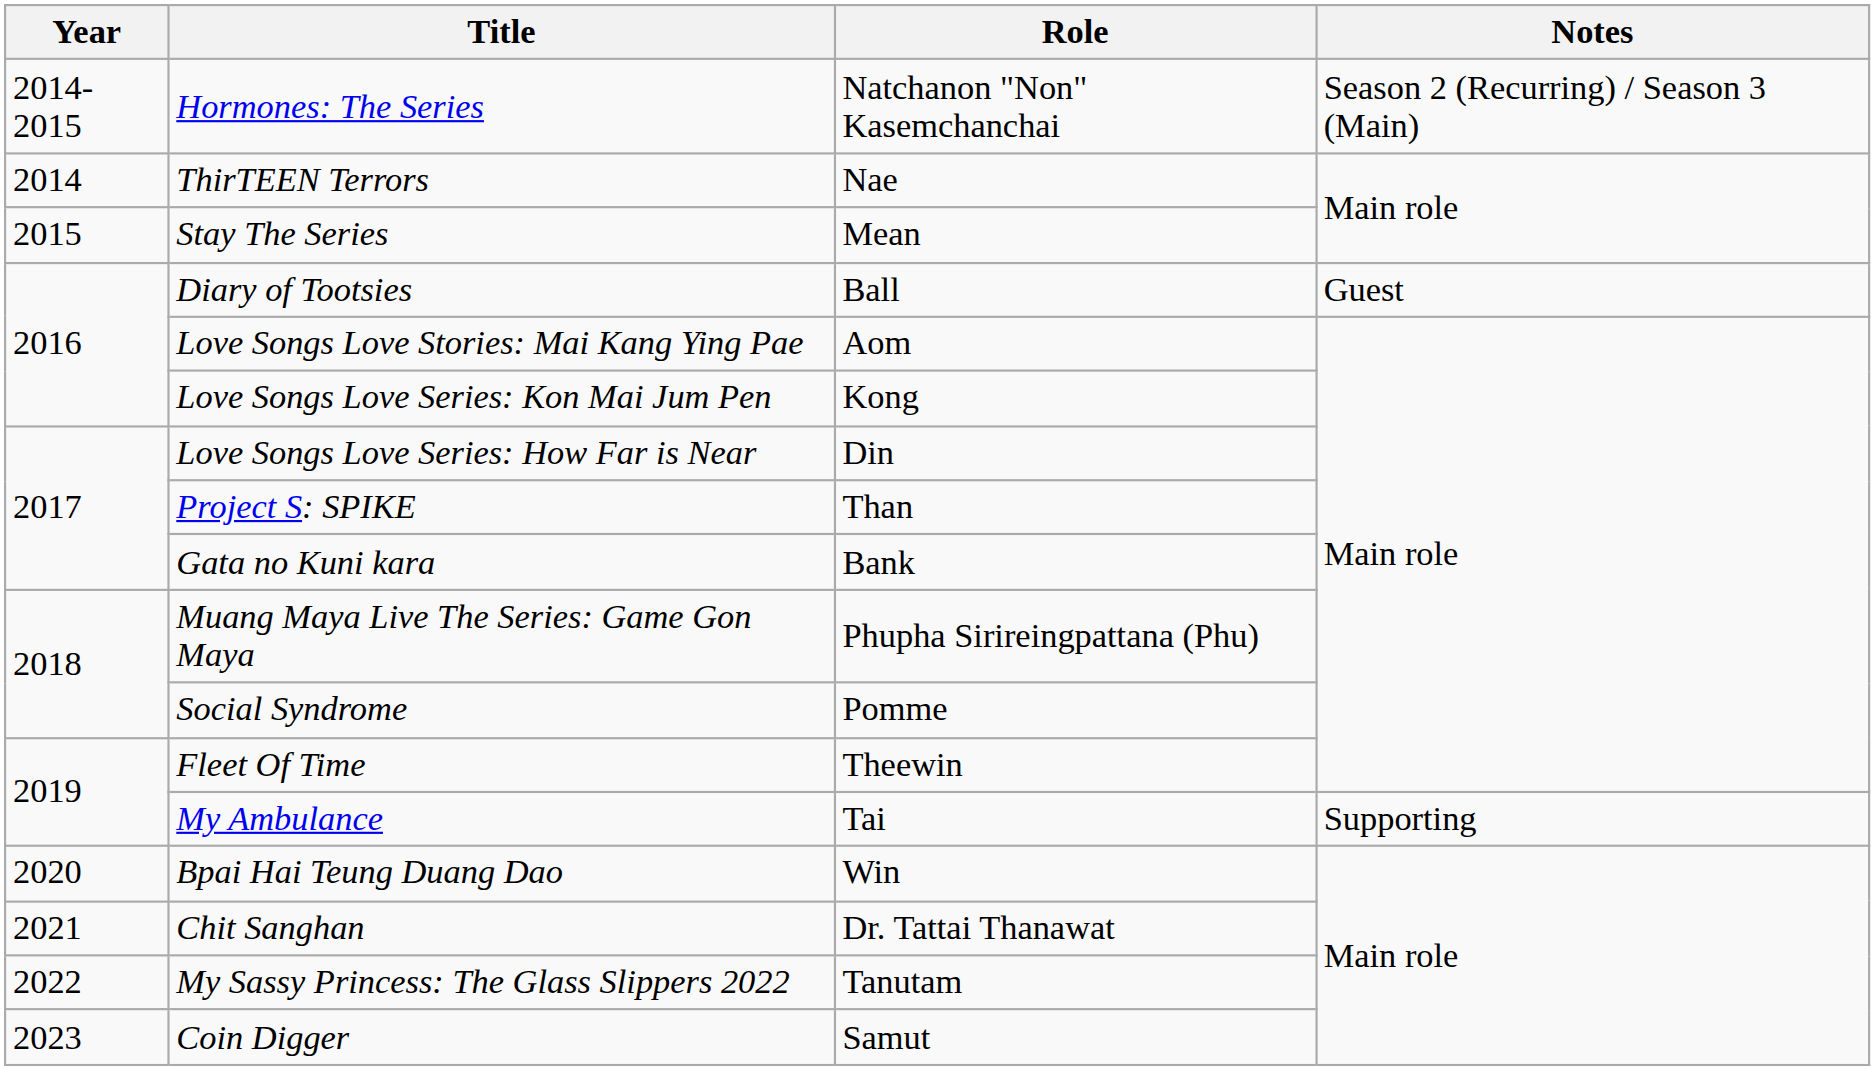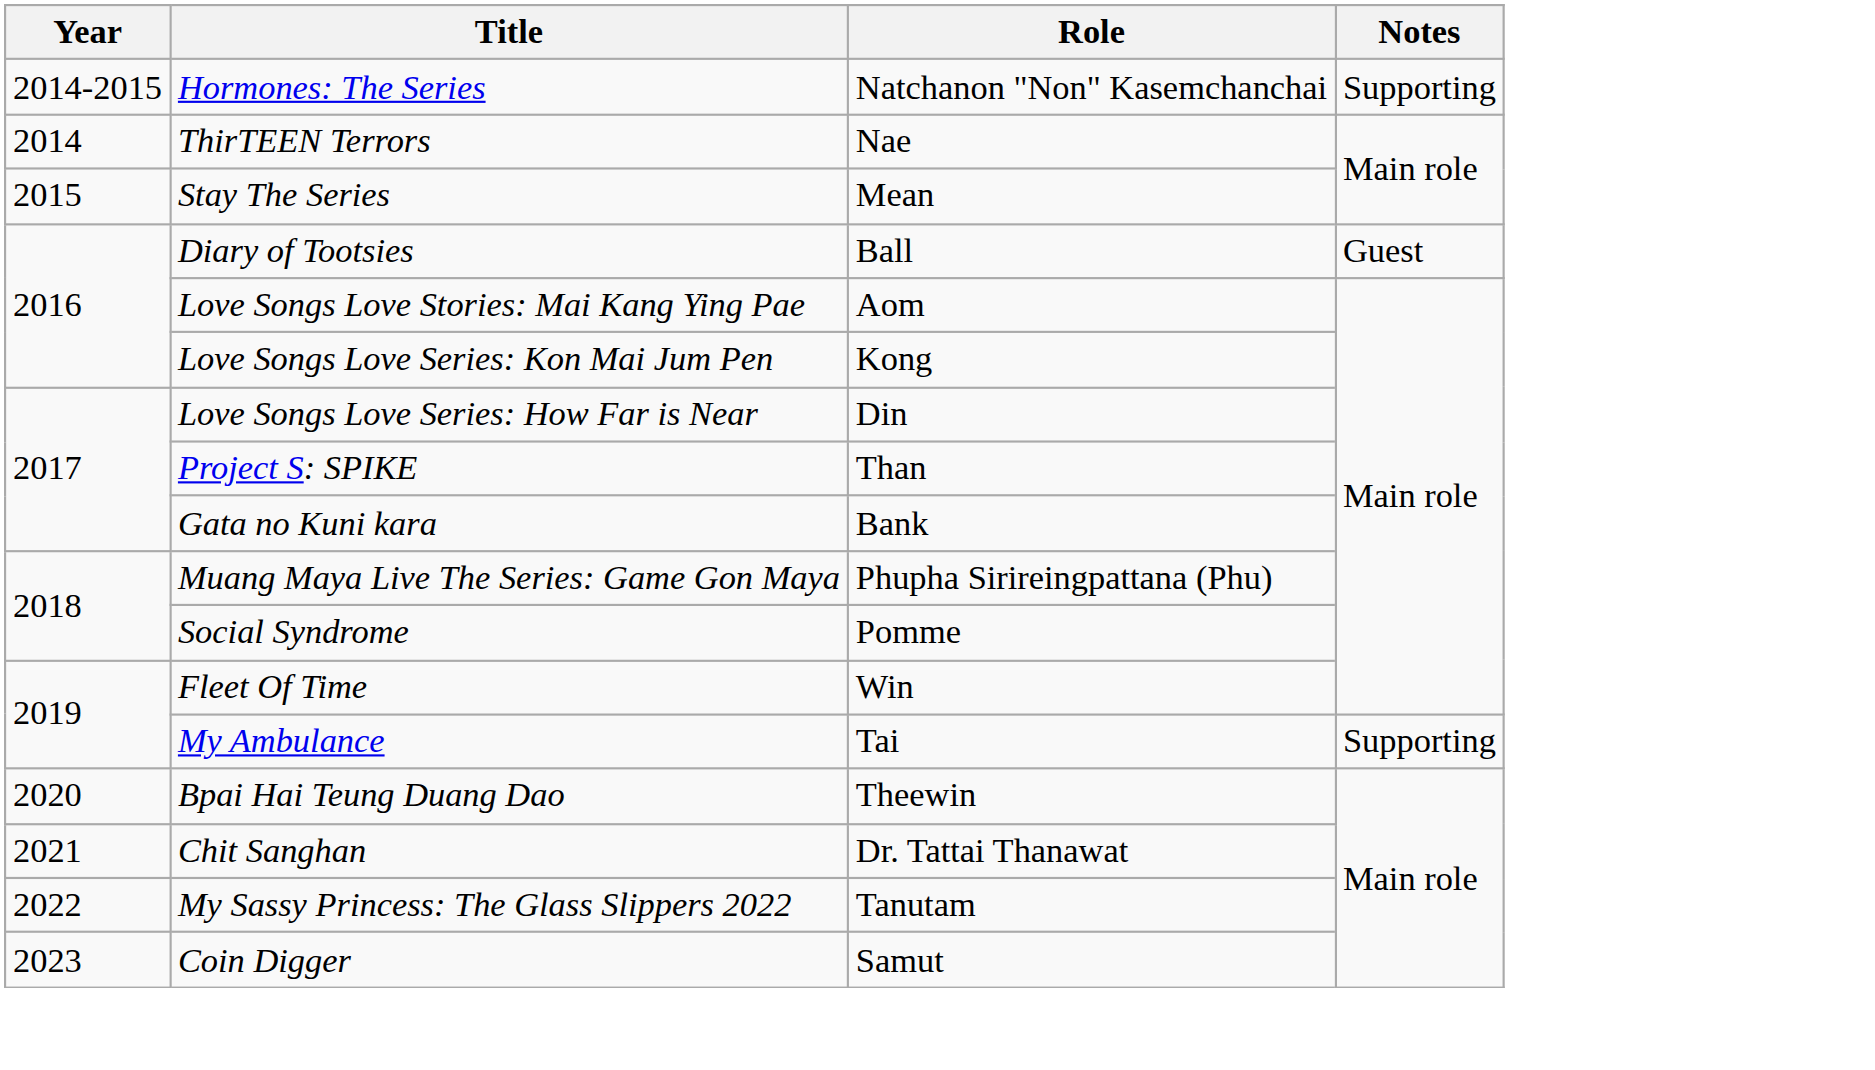(1545, 105) Season 2 (Recurring) / Season 3 (Main) -> (1419, 86) Supporting
(903, 763) Theewin -> (885, 686) Win
(871, 872) Win -> (916, 795) Theewin
